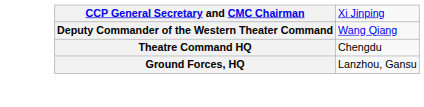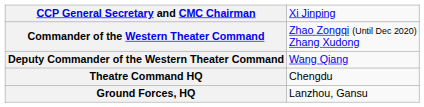+ row: (146, 36)
